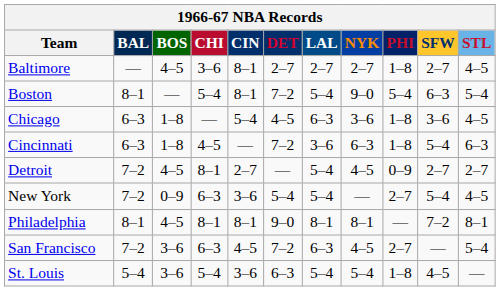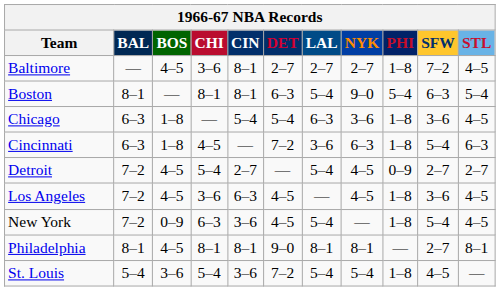(438, 68) 2–7 -> (438, 68) 7–2
(209, 94) 5–4 -> (209, 94) 8–1
(283, 94) 7–2 -> (283, 94) 6–3
(283, 119) 4–5 -> (283, 119) 5–4
(209, 170) 8–1 -> (209, 170) 5–4
+ row: (47, 196)
(283, 196) 5–4 -> (283, 221) 4–5
(400, 196) 2–7 -> (400, 221) 1–8
(438, 221) 7–2 -> (438, 247) 2–7
- row: (52, 247)
(283, 273) 6–3 -> (283, 273) 7–2
